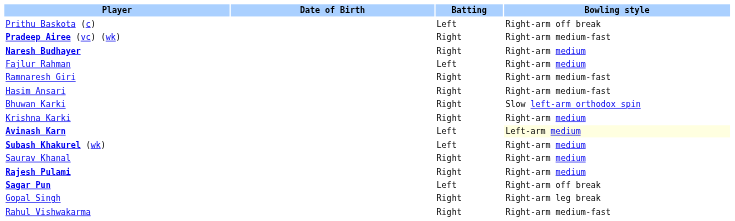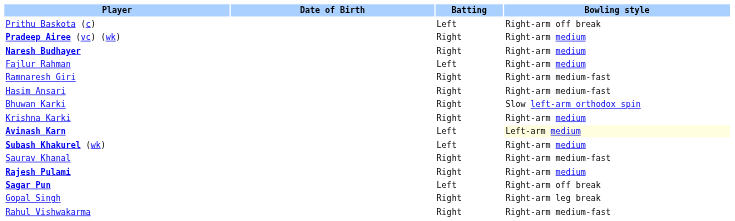(558, 37) Right-arm medium-fast -> (546, 37) Right-arm medium
(546, 158) Right-arm medium -> (558, 158) Right-arm medium-fast
